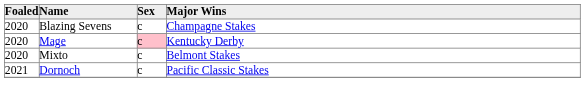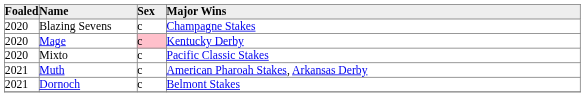(203, 55) Belmont Stakes -> (218, 55) Pacific Classic Stakes
+ row: (52, 70)
(218, 70) Pacific Classic Stakes -> (203, 84) Belmont Stakes
